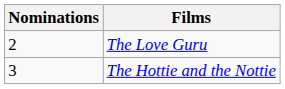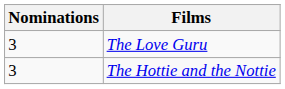(13, 44) 2 -> (13, 44) 3
